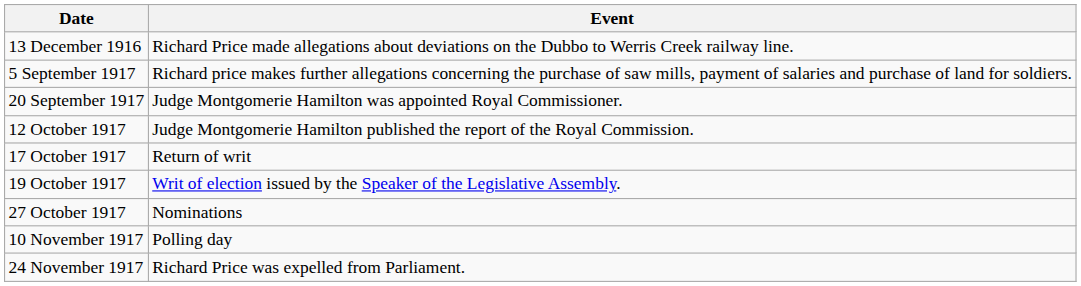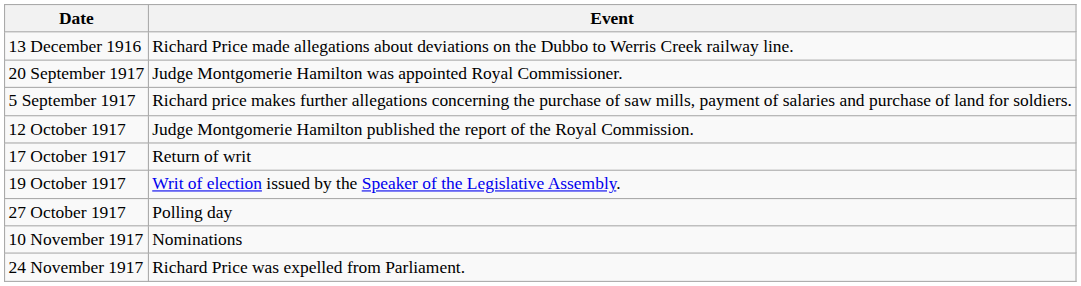rows swapped: (72, 73) <-> (76, 101)
(197, 211) Nominations -> (192, 211) Polling day
(192, 239) Polling day -> (197, 239) Nominations
